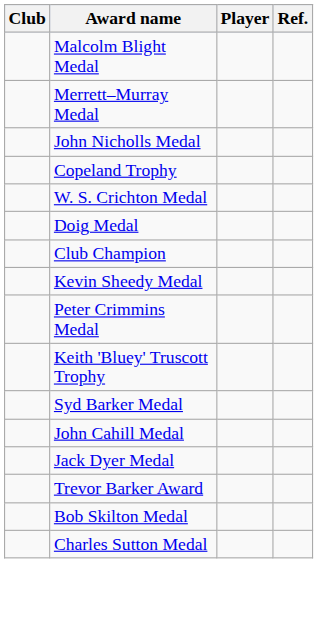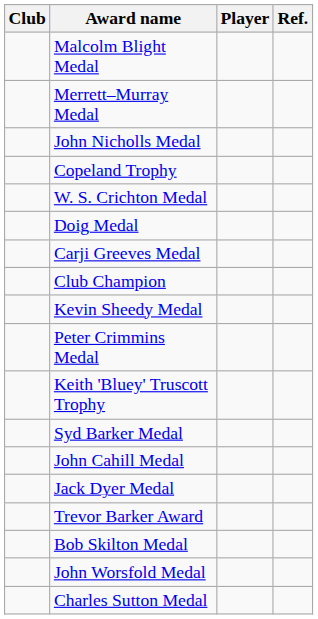+ row: (127, 253)
+ row: (130, 572)
